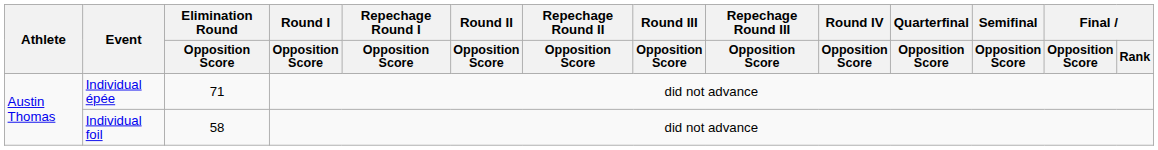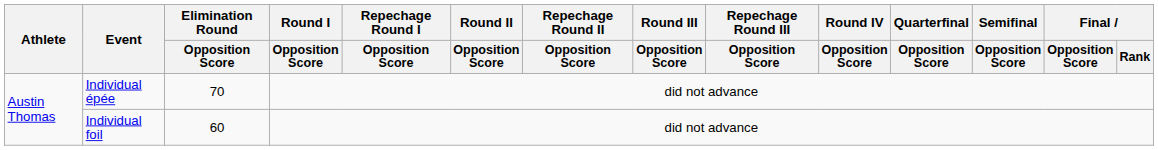(217, 92) 71 -> (217, 92) 70
(217, 128) 58 -> (217, 128) 60
